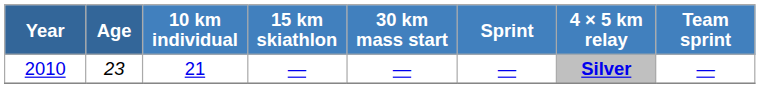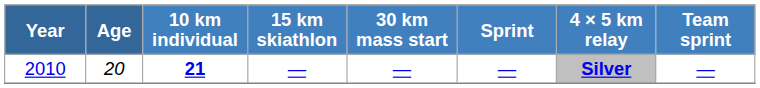(114, 69) 23 -> (114, 69) 20
(195, 69) normal -> (195, 69) bold
